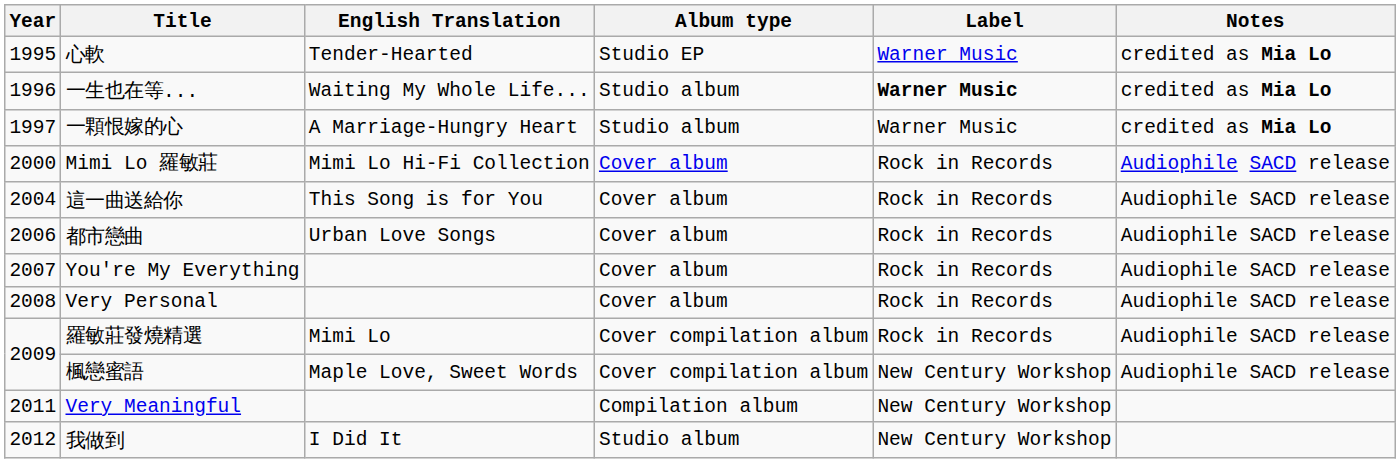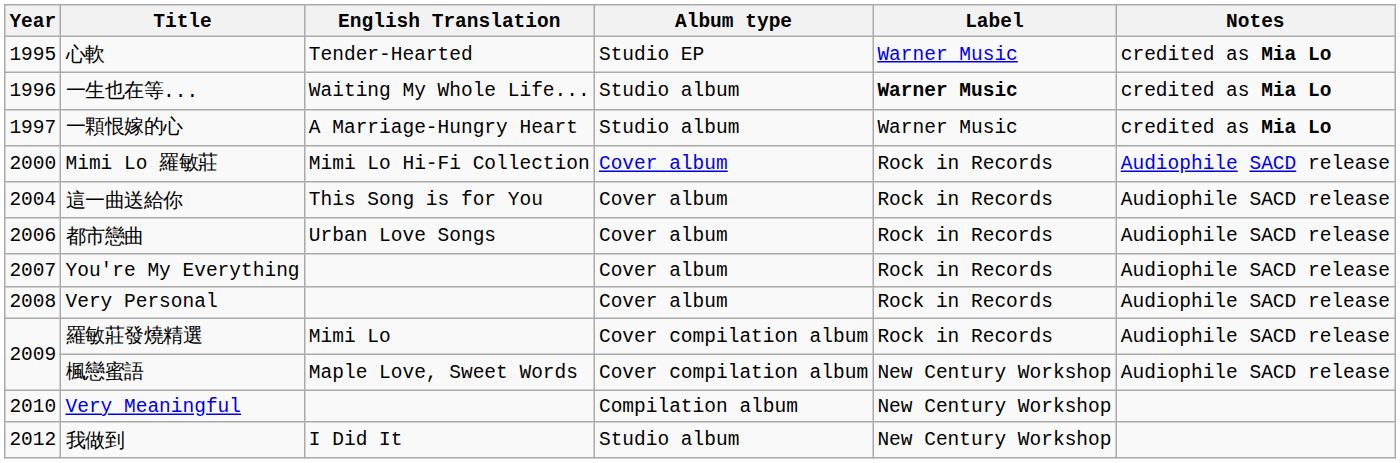(33, 406) 2011 -> (33, 406) 2010
